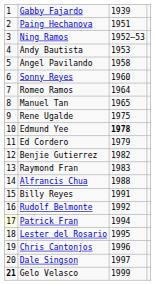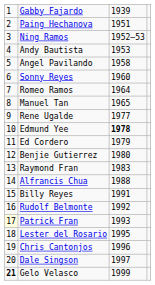(121, 116) 1975 -> (121, 116) 1977
(121, 155) 1982 -> (121, 155) 1980
(121, 221) 1994 -> (121, 221) 1993
